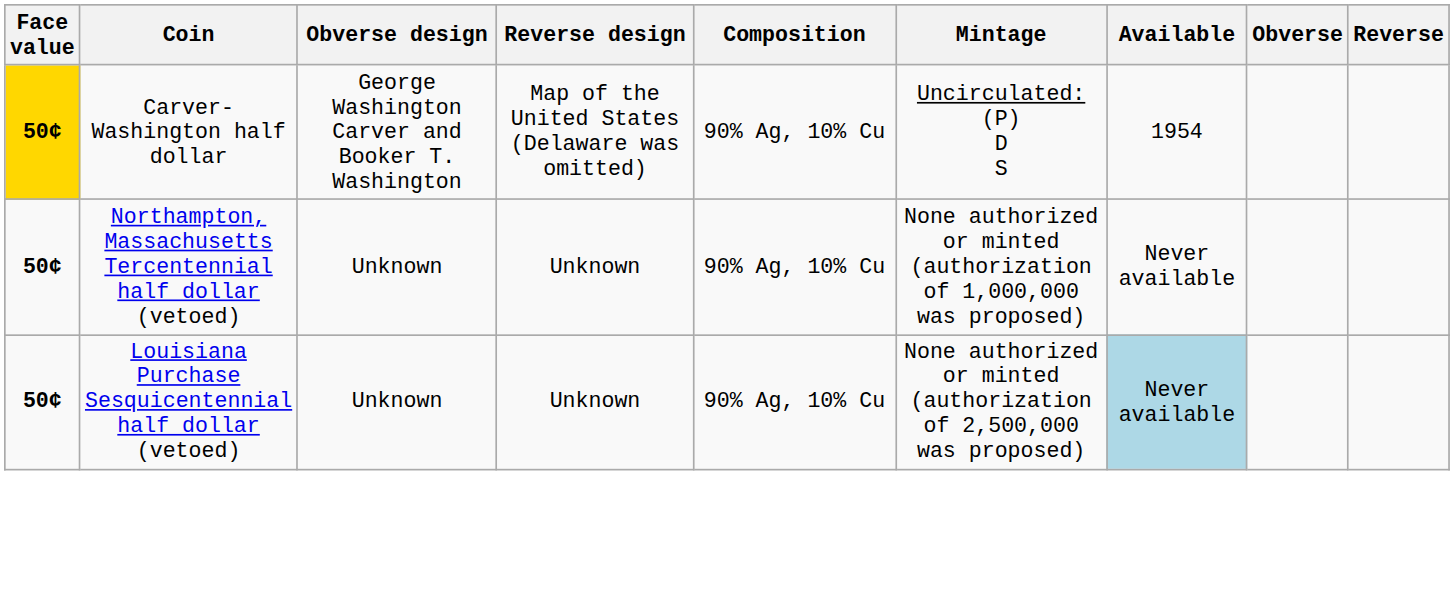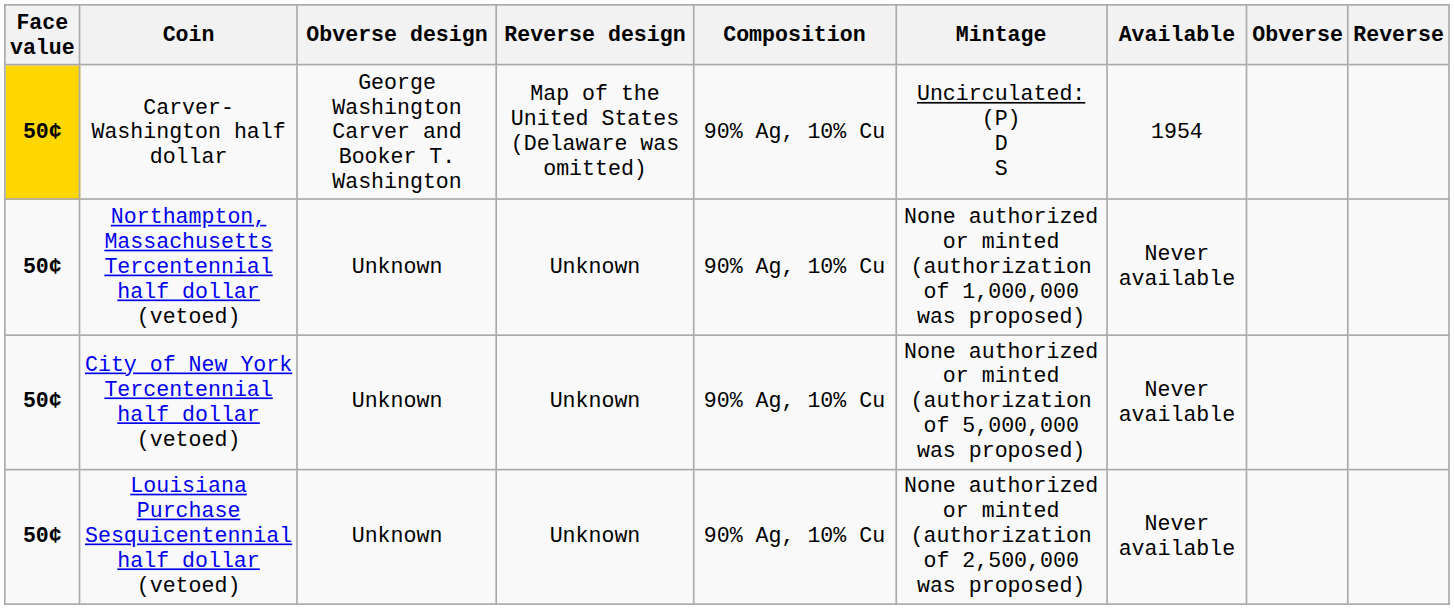+ row: (189, 402)
(1177, 402) lightblue background -> (1177, 537) no background
